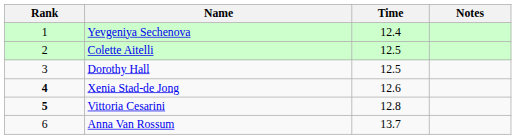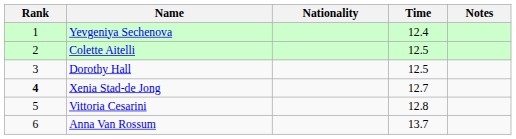+ column: (330, 13)
(391, 87) 12.6 -> (418, 87) 12.7
(45, 106) bold -> (35, 106) normal
